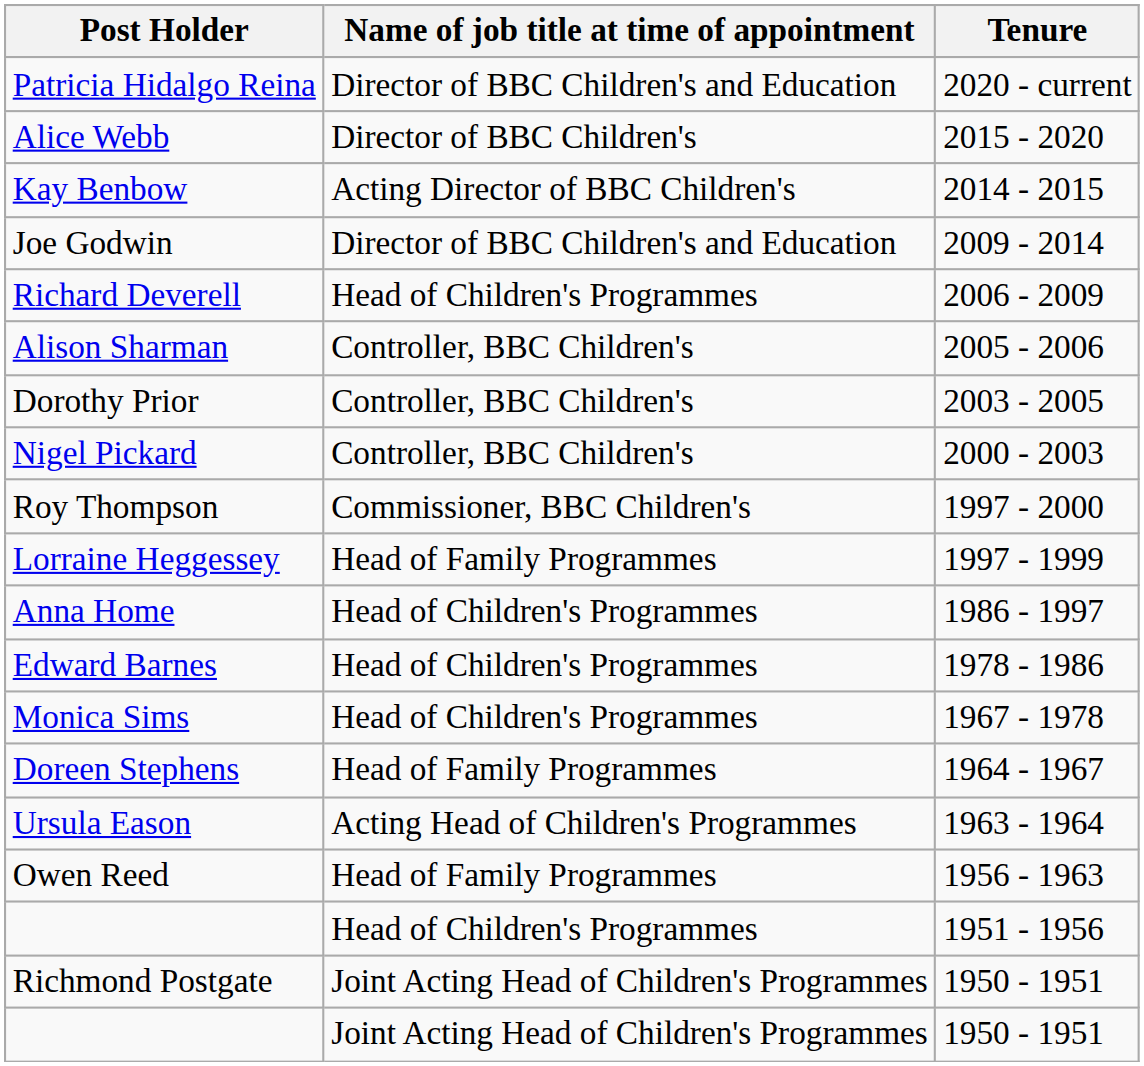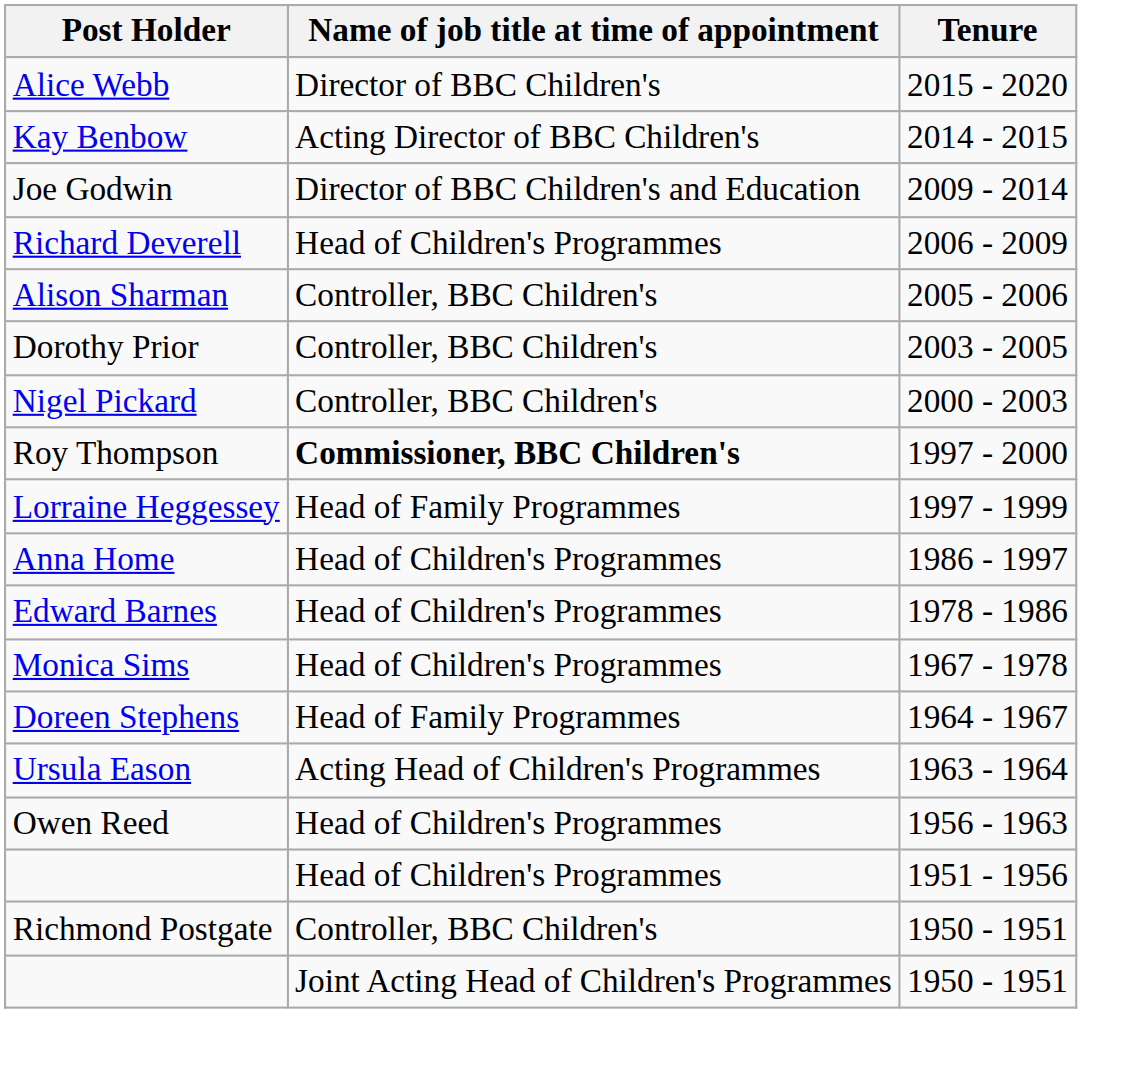- row: (164, 83)
(541, 505) normal -> (517, 453) bold
(524, 875) Head of Family Programmes -> (508, 822) Head of Children's Programmes
(629, 980) Joint Acting Head of Children's Programmes -> (476, 928) Controller, BBC Children's
